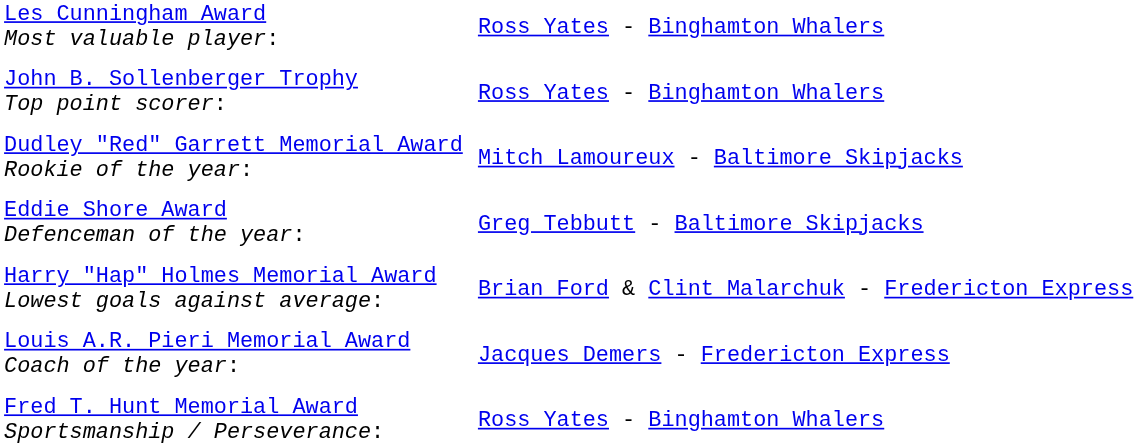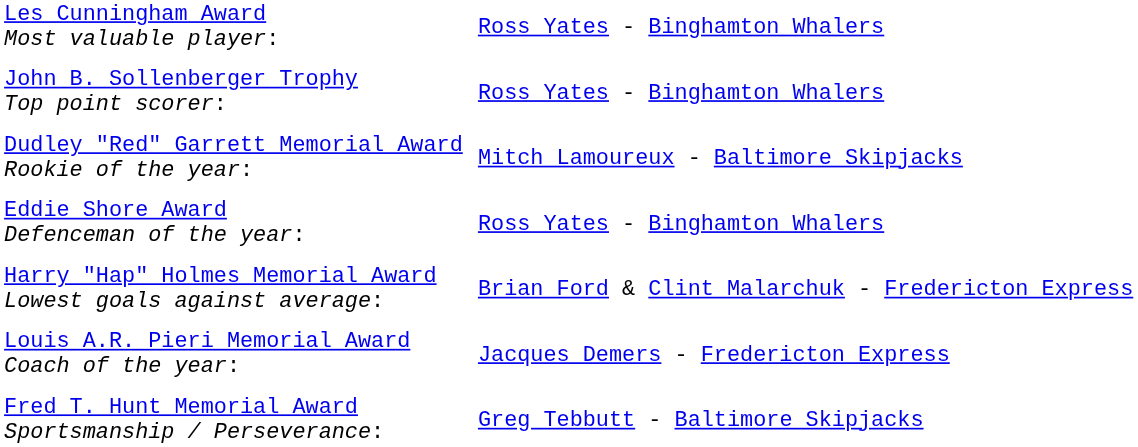(701, 223) Greg Tebbutt - Baltimore Skipjacks -> (681, 223) Ross Yates - Binghamton Whalers
(681, 419) Ross Yates - Binghamton Whalers -> (701, 419) Greg Tebbutt - Baltimore Skipjacks
